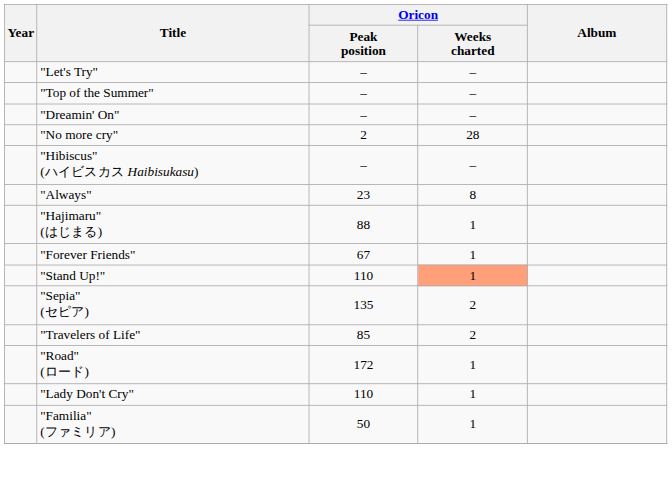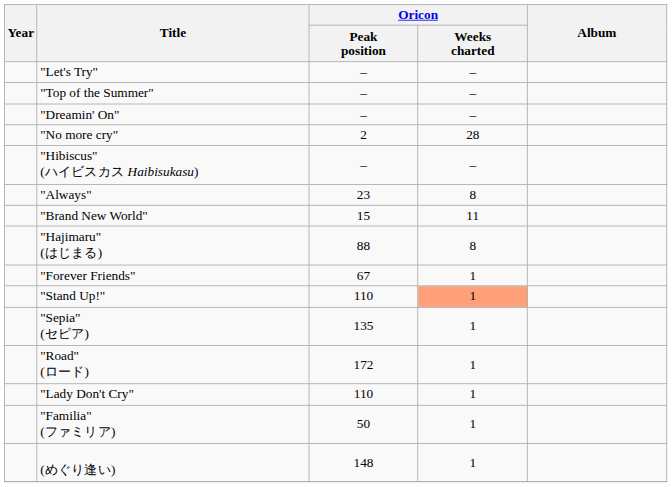+ row: (94, 215)
(473, 224) 1 -> (473, 245) 8
(473, 305) 2 -> (473, 326) 1
- row: (90, 334)
+ row: (78, 469)
